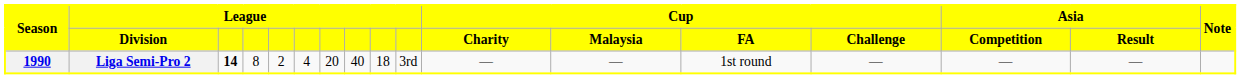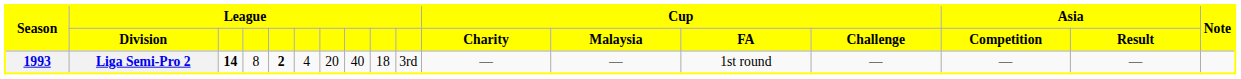(37, 62) 1990 -> (37, 62) 1993
(281, 62) normal -> (281, 62) bold
